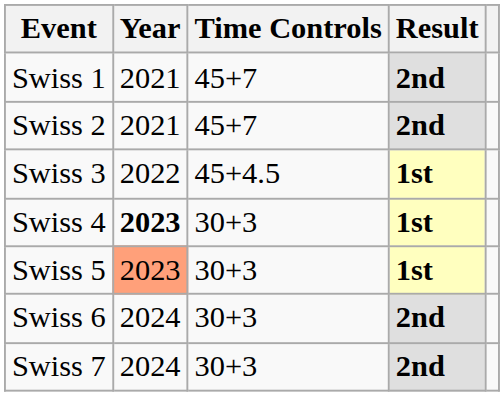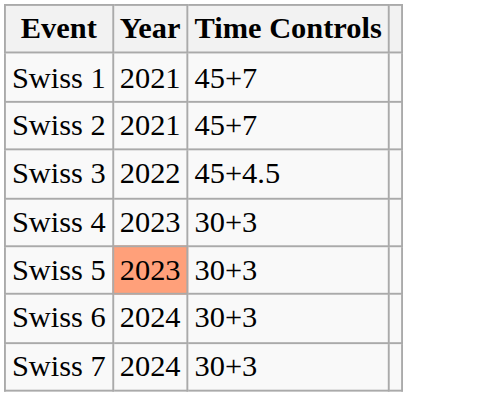- column: (437, 28)
(150, 221) bold -> (150, 221) normal
